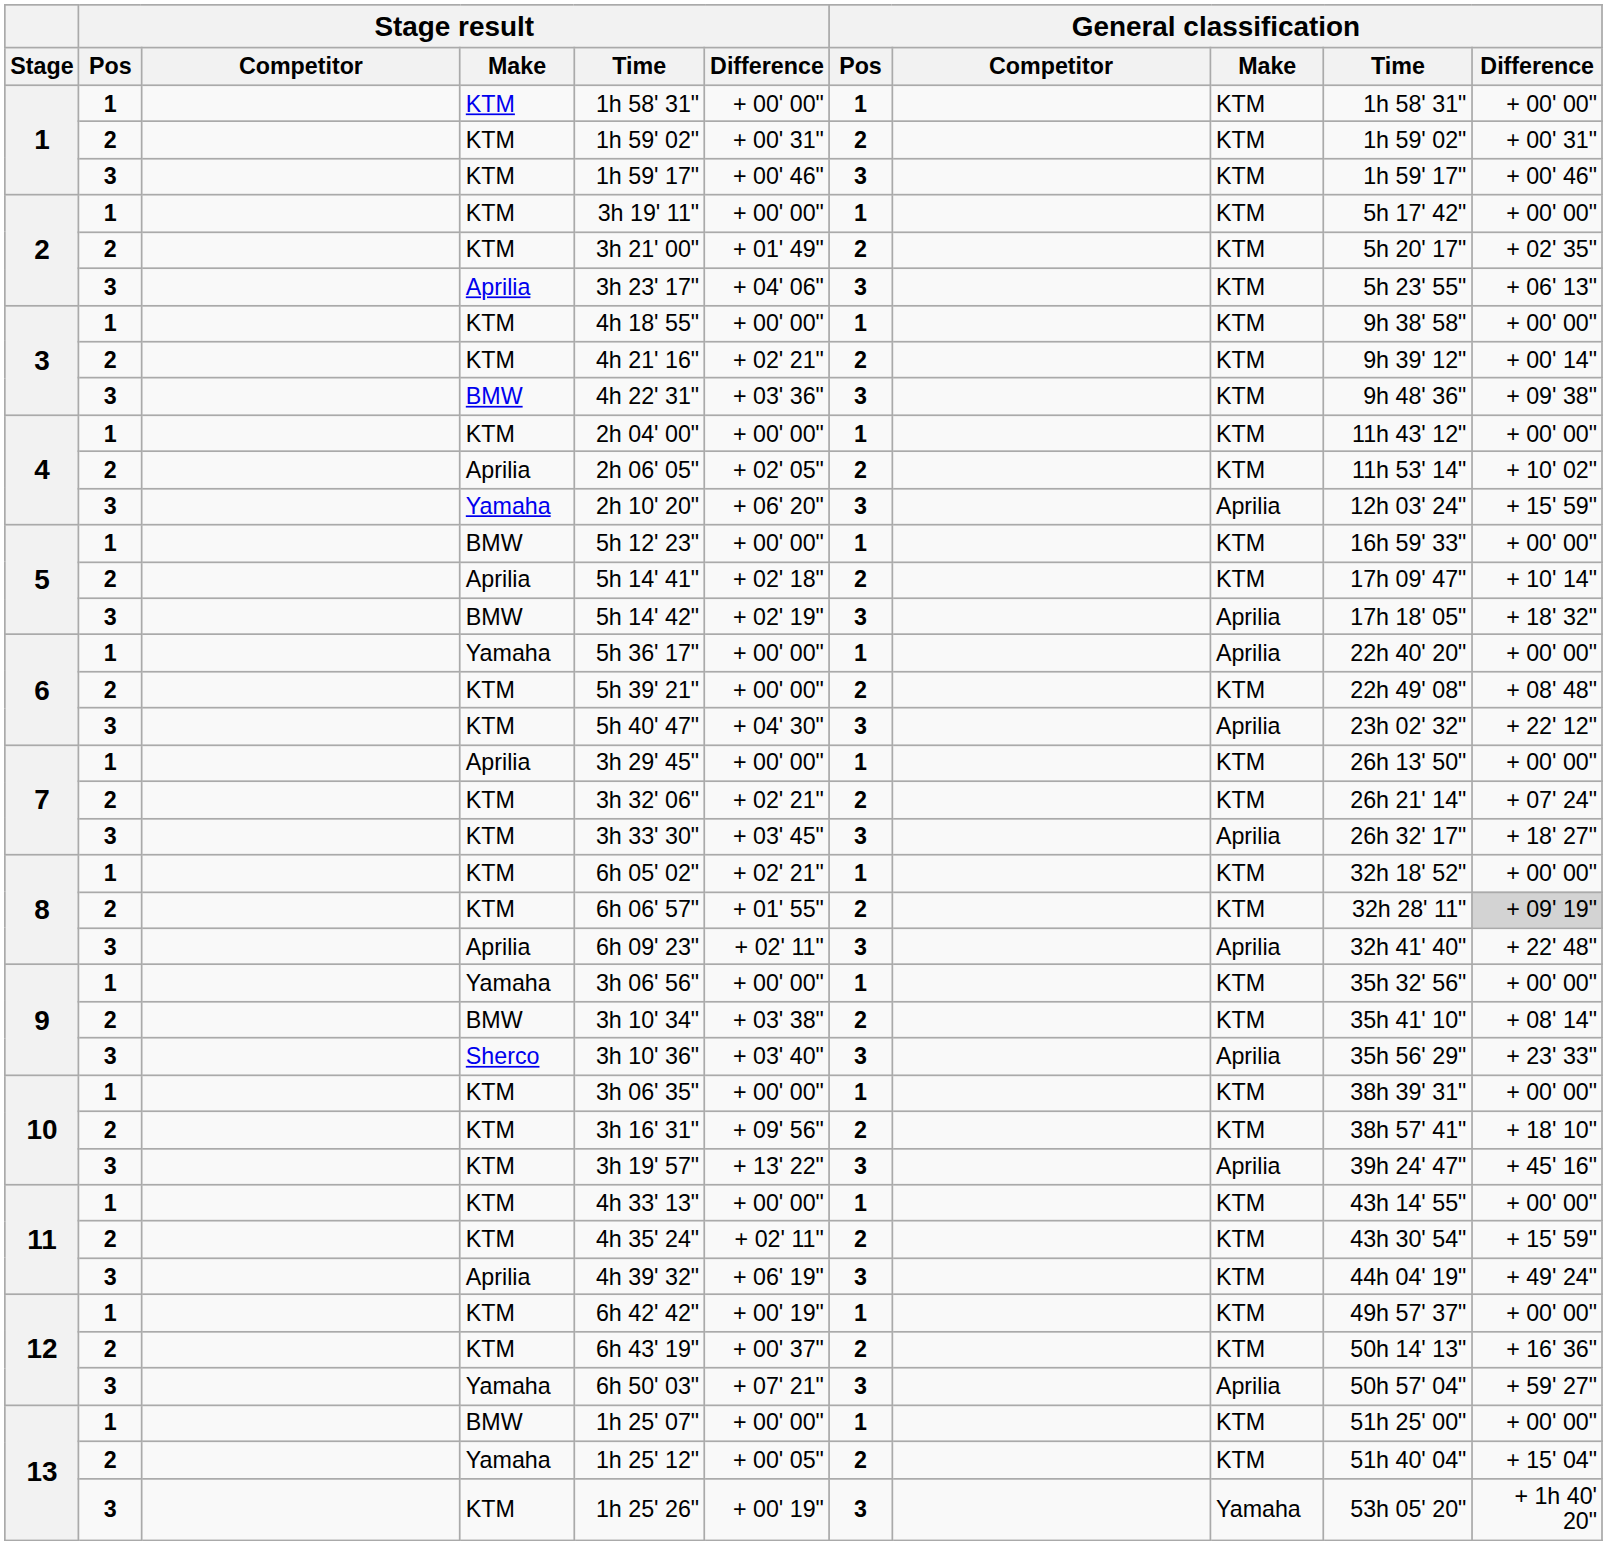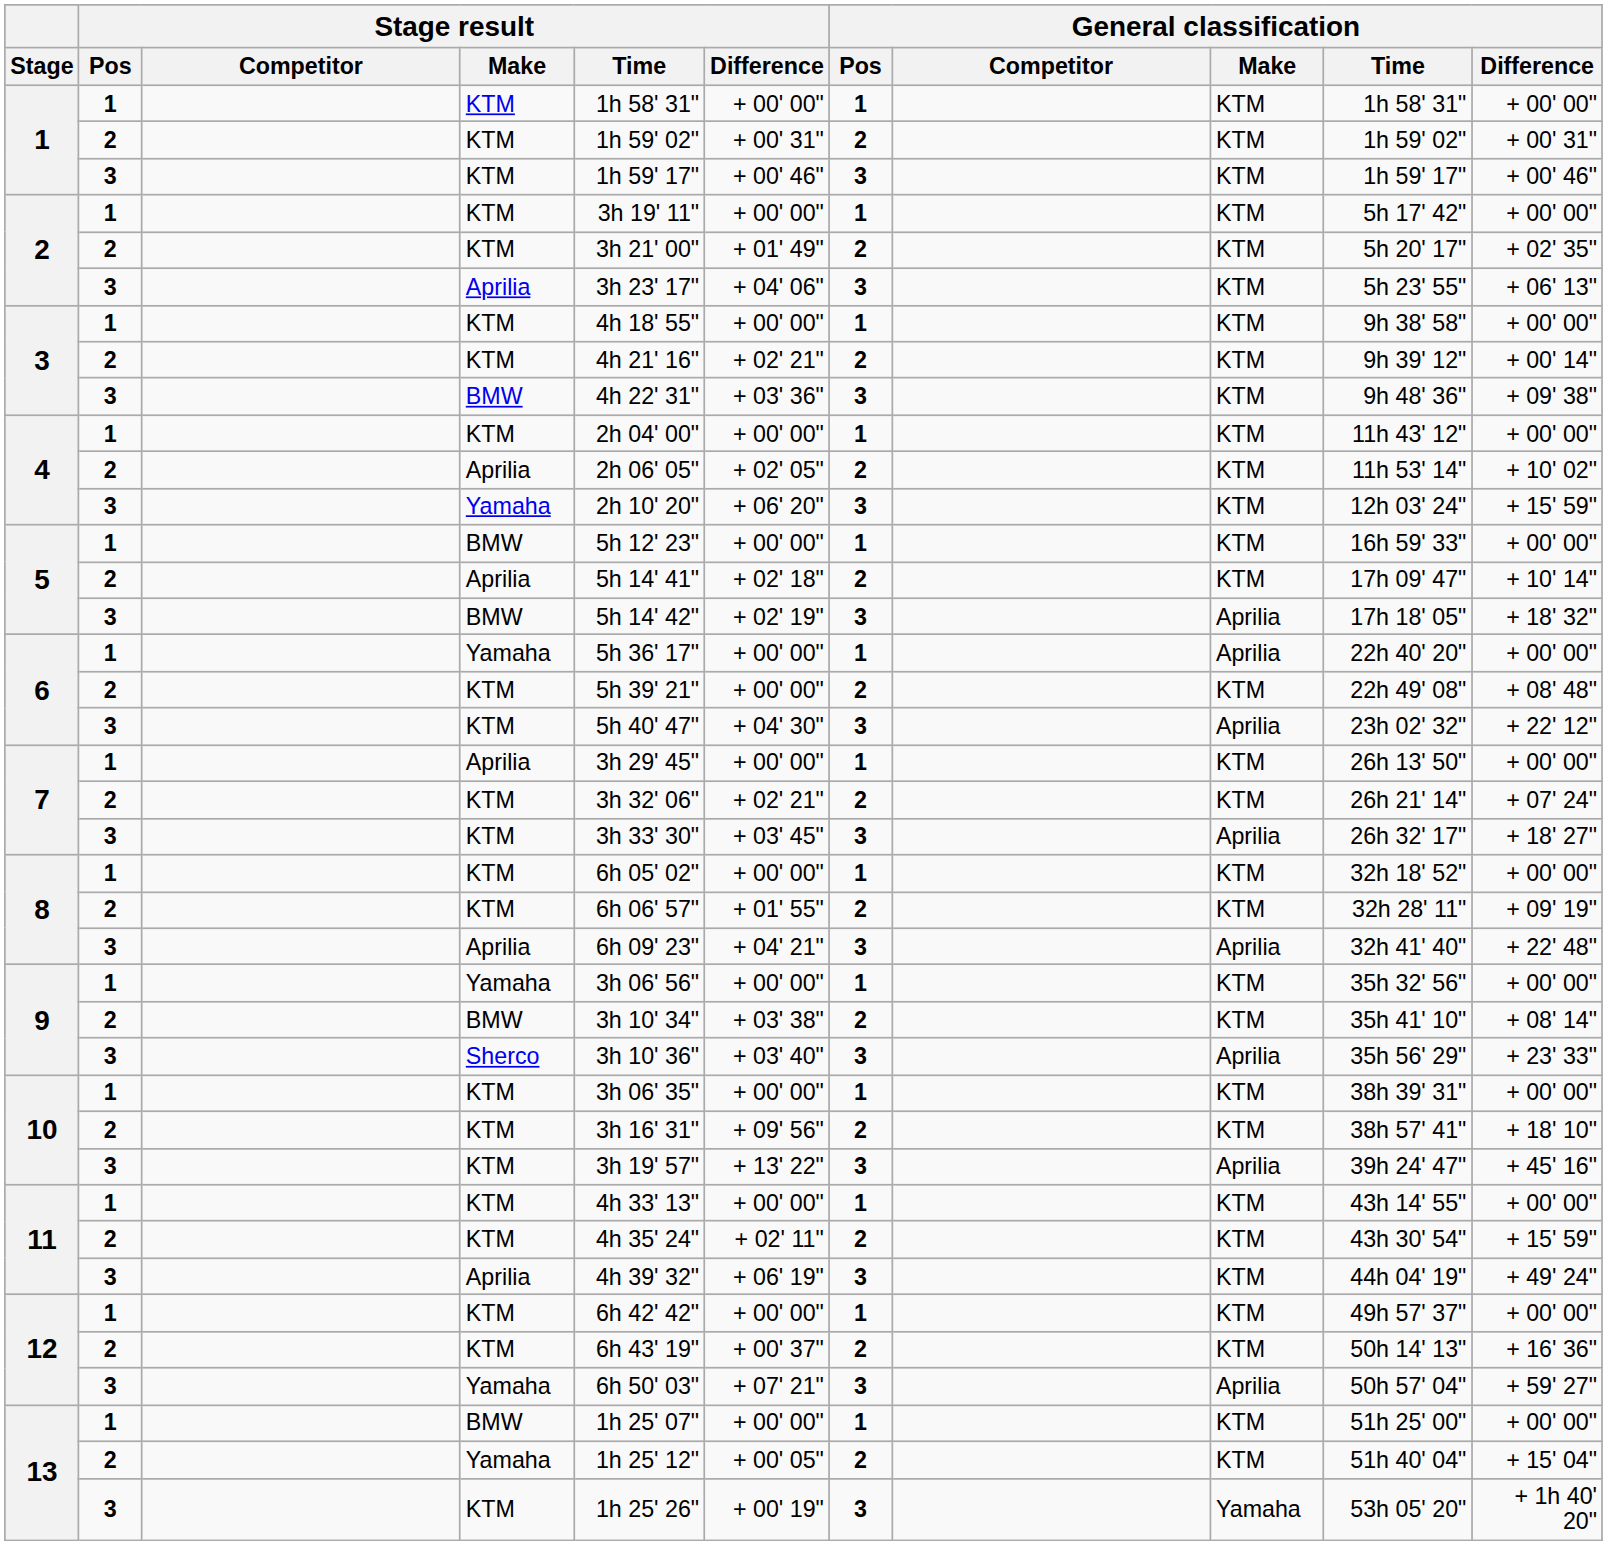(1248, 506) Aprilia -> (1240, 506) KTM
(778, 873) + 02' 21" -> (778, 873) + 00' 00"
(1552, 909) lightgrey background -> (1552, 909) no background
(779, 946) + 02' 11" -> (778, 946) + 04' 21"
(778, 1313) + 00' 19" -> (778, 1313) + 00' 00"
